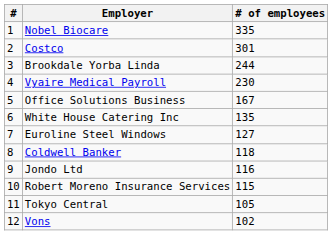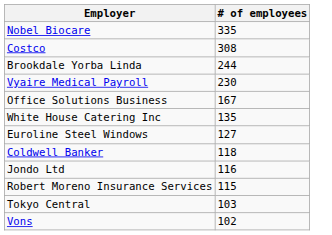- column: (13, 13)
(245, 48) 301 -> (227, 48) 308
(245, 204) 105 -> (227, 204) 103
